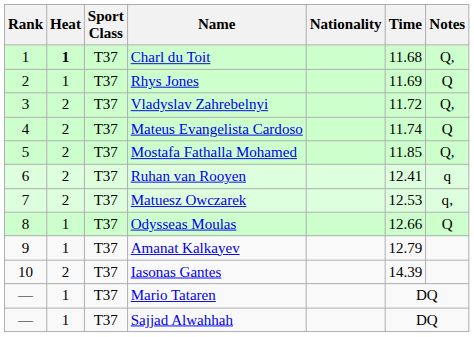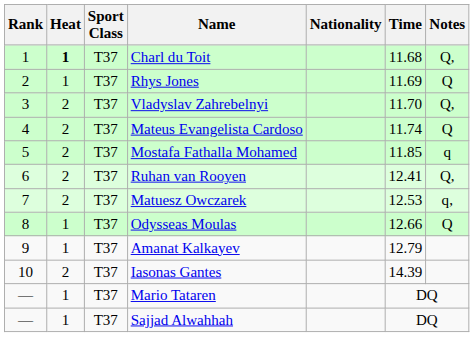(405, 104) 11.72 -> (405, 104) 11.70
(447, 152) Q, -> (447, 152) q
(447, 176) q -> (447, 176) Q,
